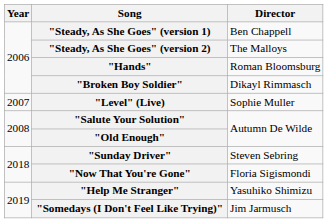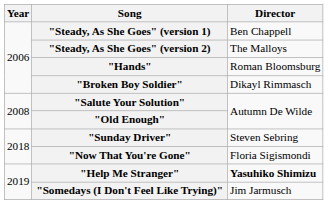- row: (130, 102)
(271, 191) normal -> (273, 173) bold
